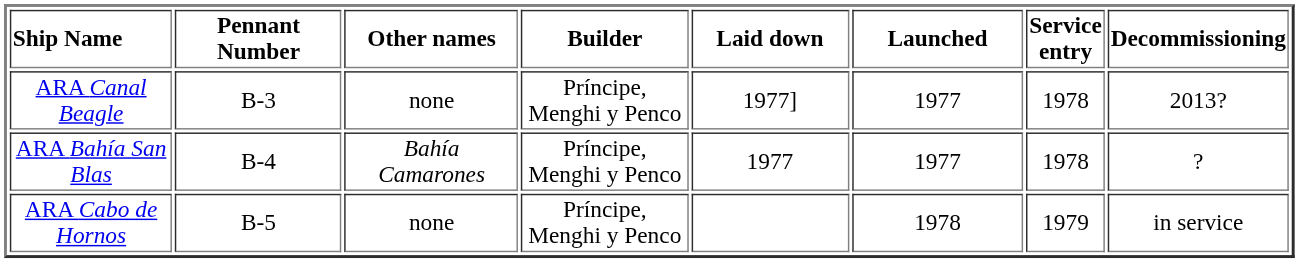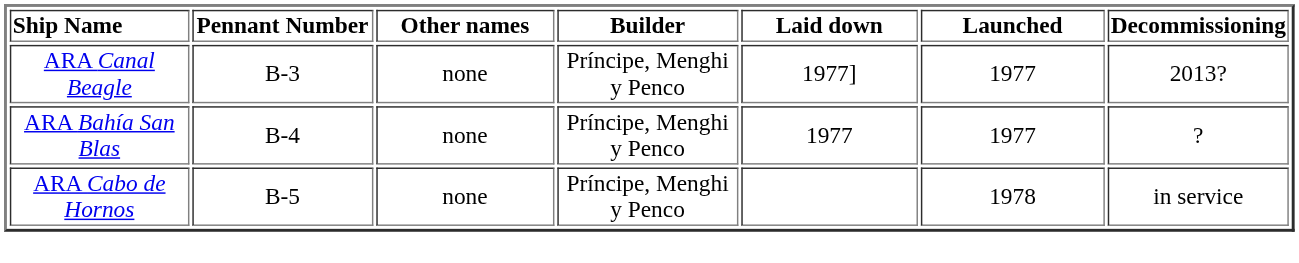- column: (1066, 38)
(432, 161) Bahía Camarones -> (465, 135) none
